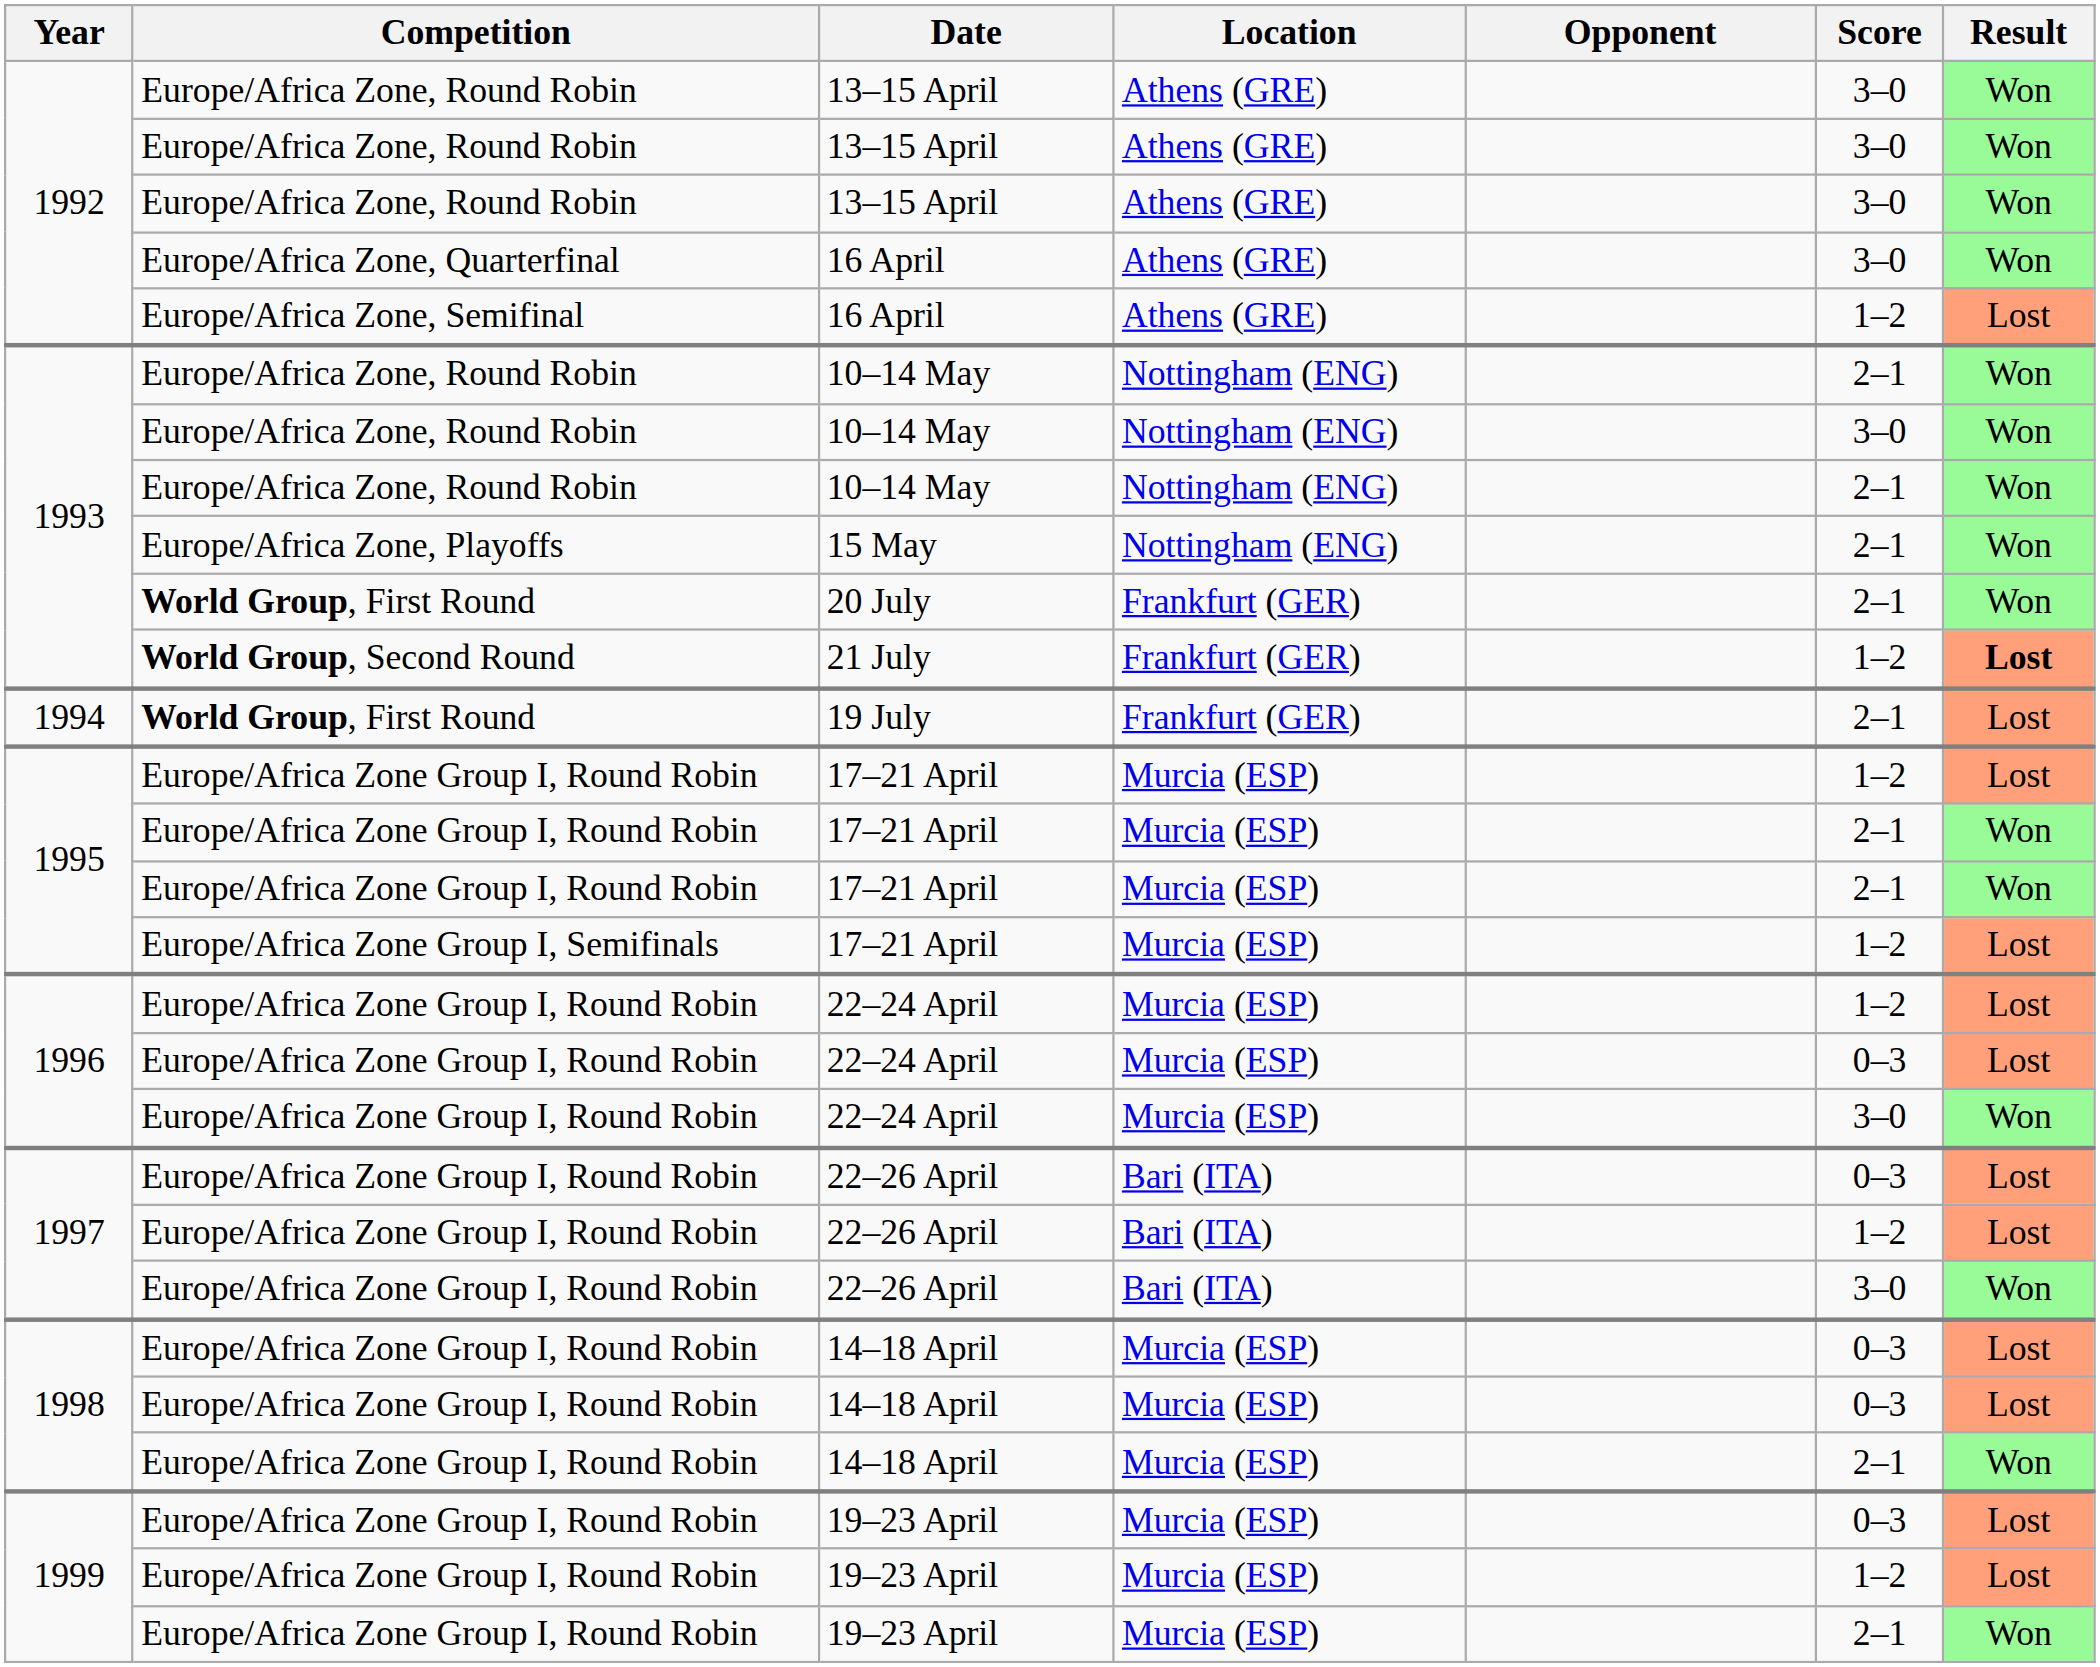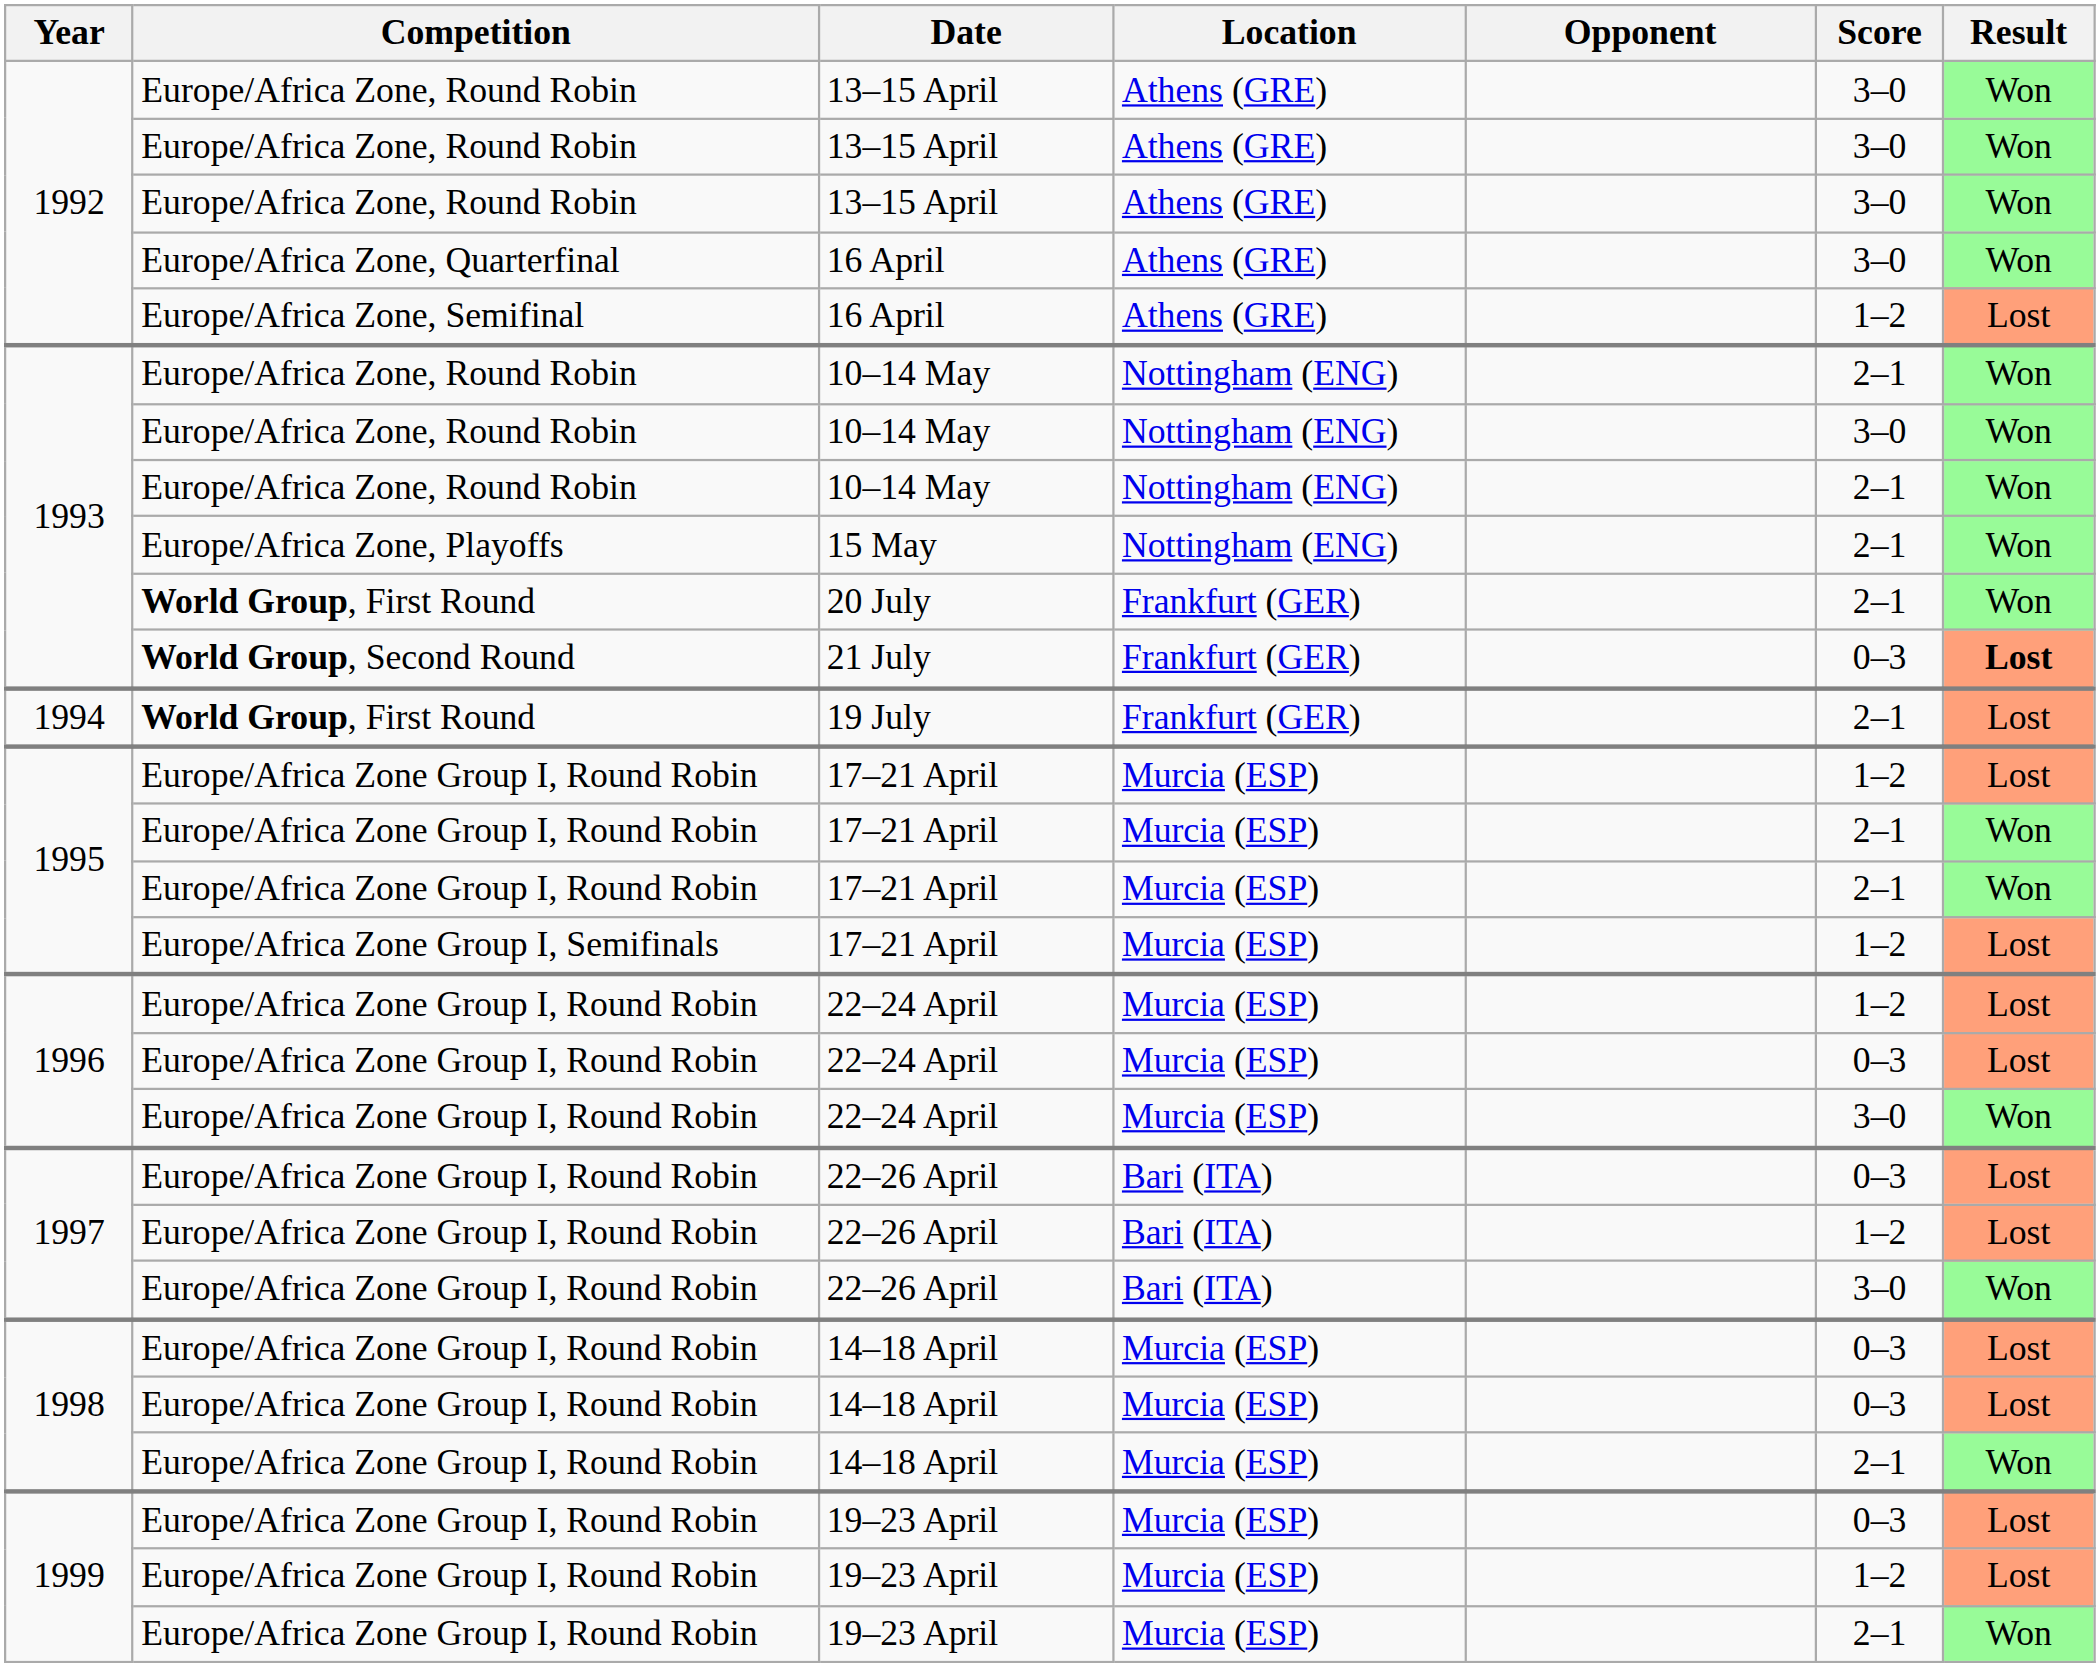(1880, 657) 1–2 -> (1880, 657) 0–3
